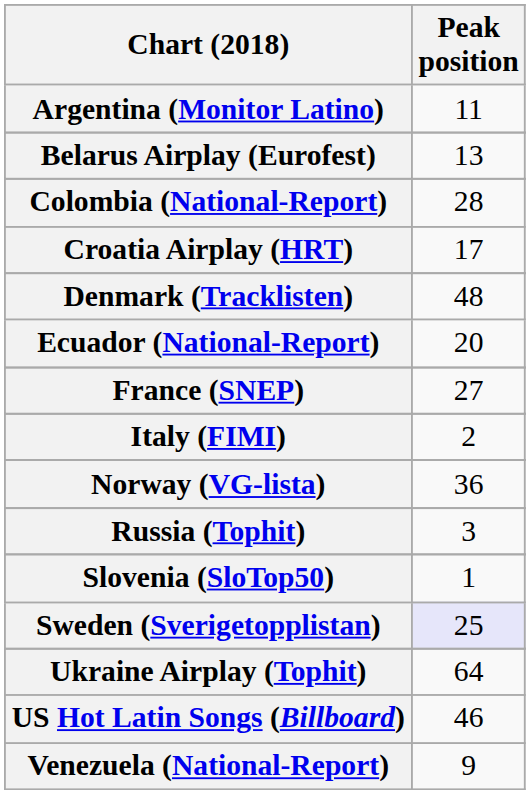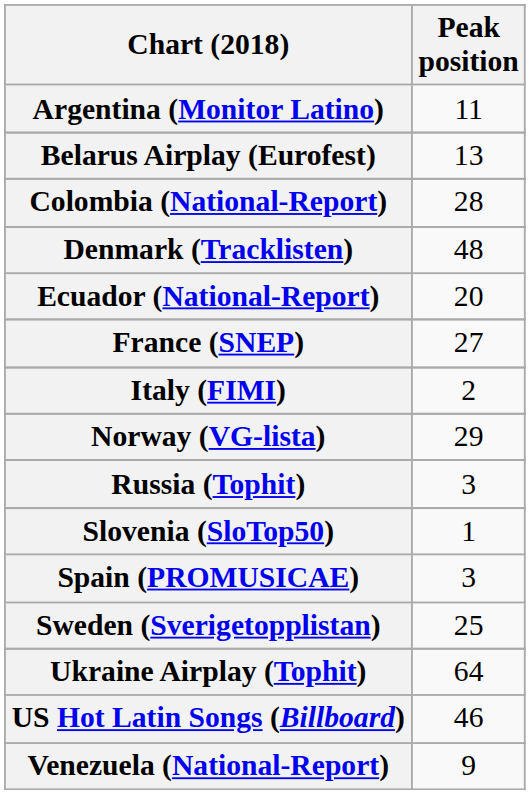- row: (208, 249)
(469, 483) 36 -> (469, 436) 29
+ row: (208, 577)
(469, 624) lavender background -> (469, 624) no background
